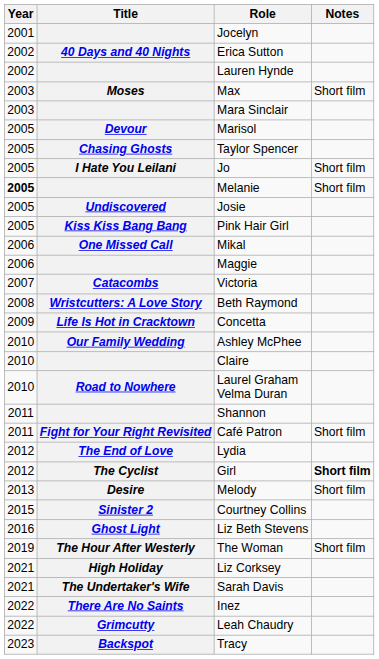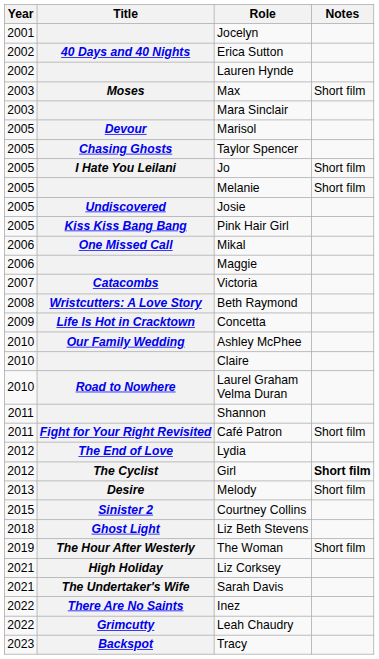(21, 187) bold -> (21, 187) normal
(21, 529) 2016 -> (21, 529) 2018
